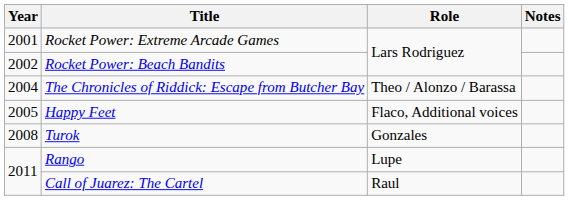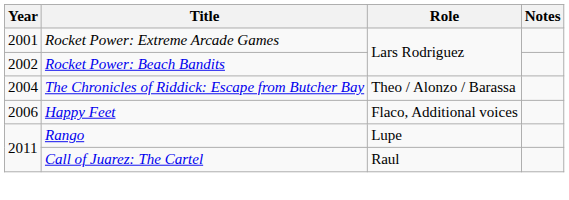(23, 111) 2005 -> (23, 111) 2006
- row: (62, 135)
